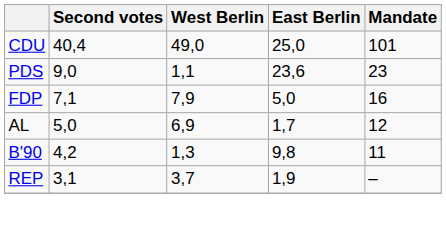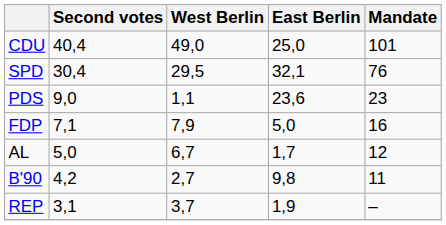+ row: (26, 71)
(183, 125) 6,9 -> (183, 152) 6,7
(183, 152) 1,3 -> (183, 179) 2,7
